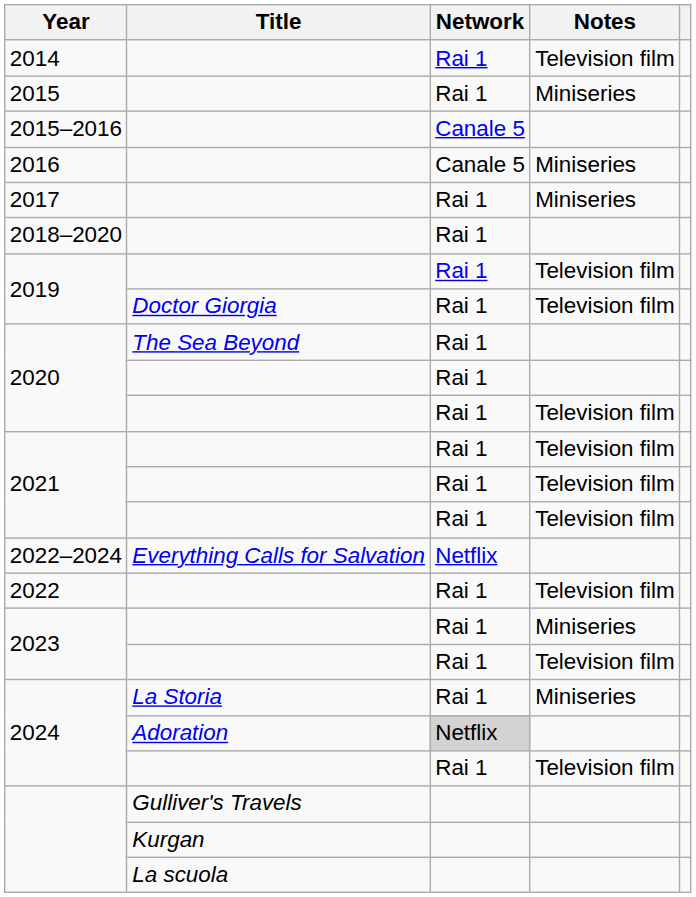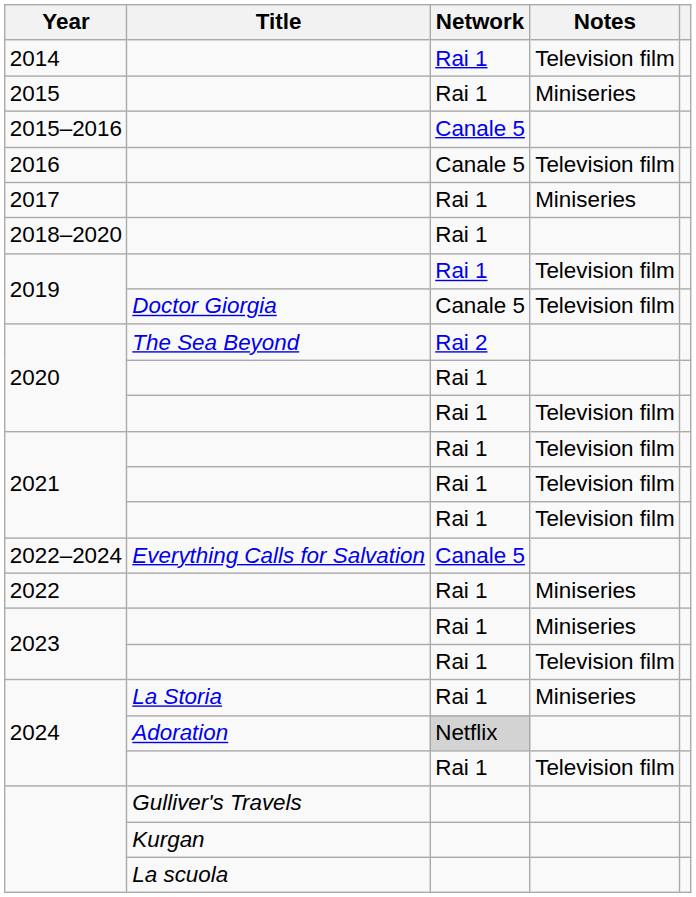(586, 164) Miniseries -> (605, 164) Television film
(461, 306) Rai 1 -> (480, 306) Canale 5
(461, 341) Rai 1 -> (461, 341) Rai 2
(466, 555) Netflix -> (480, 555) Canale 5
(605, 590) Television film -> (586, 590) Miniseries
